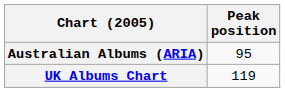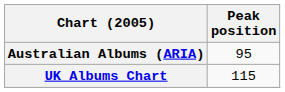(244, 76) 119 -> (244, 76) 115
